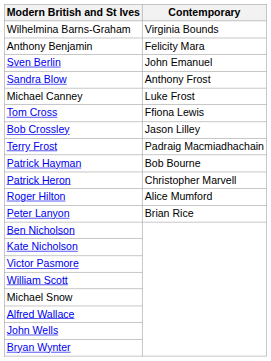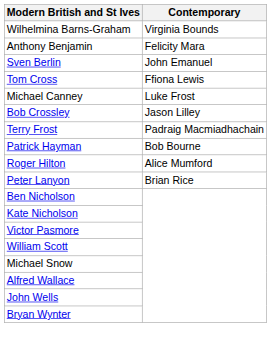- row: (37, 79)
rows swapped: (45, 96) <-> (32, 113)
- row: (39, 180)
